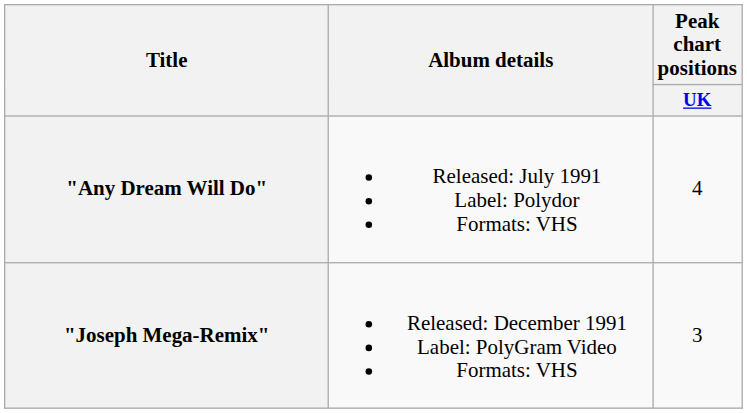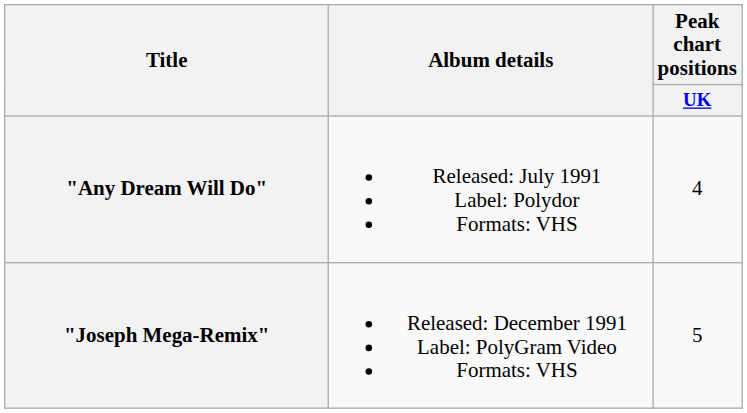(697, 334) 3 -> (697, 334) 5
